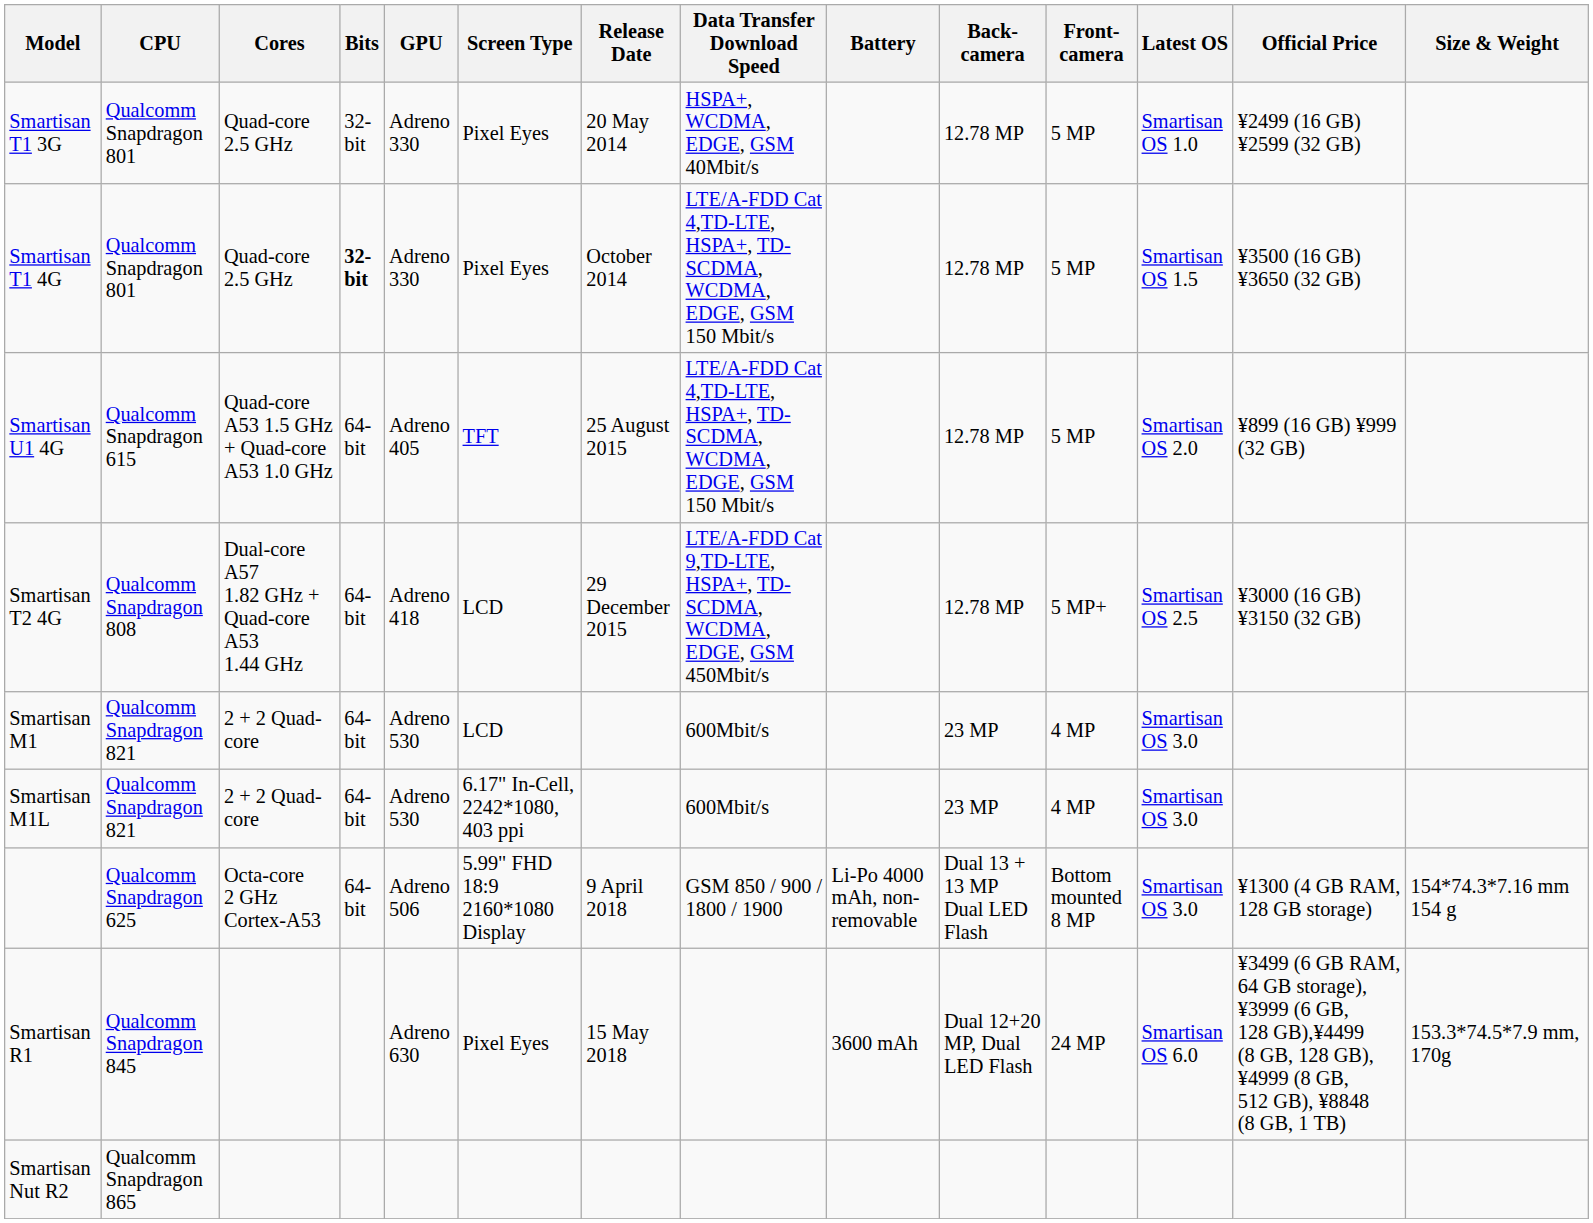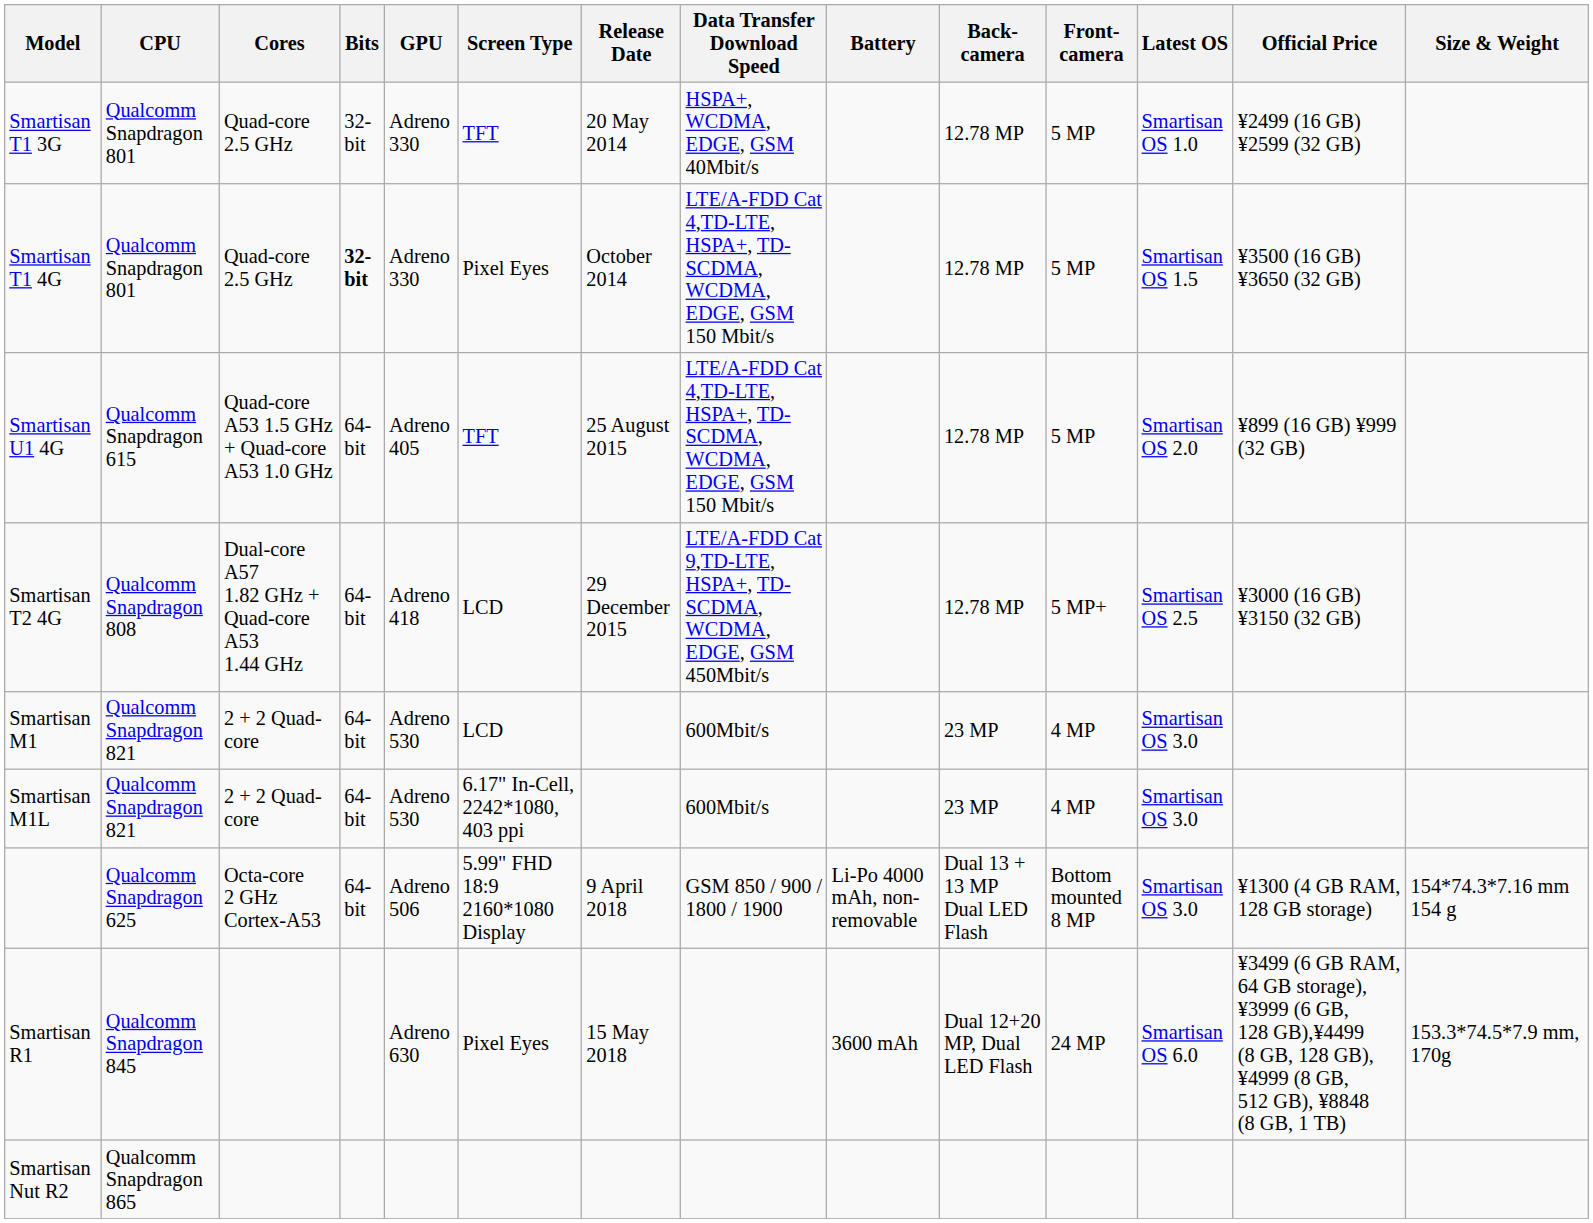(506, 132) Pixel Eyes -> (481, 132) TFT
